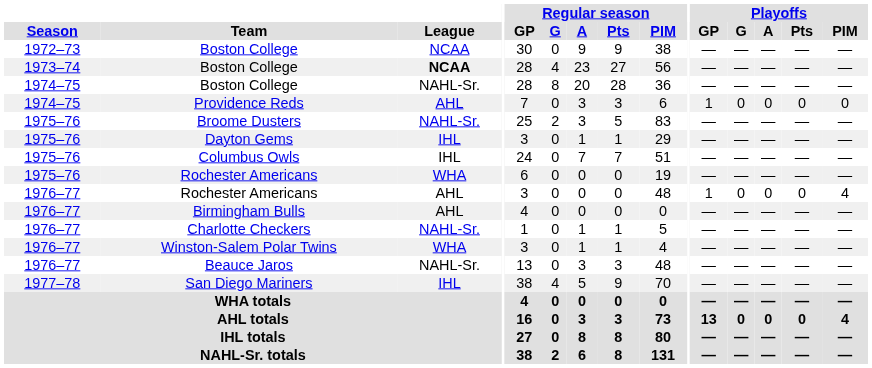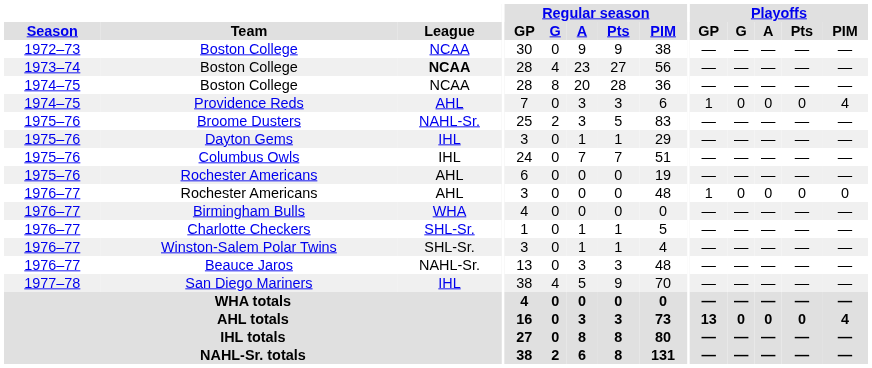(449, 85) NAHL-Sr. -> (449, 85) NCAA
(845, 103) 0 -> (845, 103) 4
(449, 175) WHA -> (449, 175) AHL
(845, 193) 4 -> (845, 193) 0
(449, 211) AHL -> (449, 211) WHA
(449, 229) NAHL-Sr. -> (449, 229) SHL-Sr.
(449, 247) WHA -> (449, 247) SHL-Sr.
